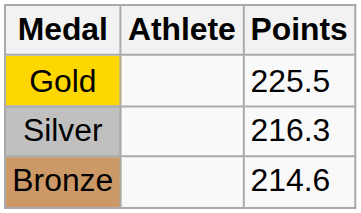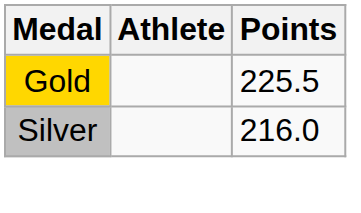(290, 130) 216.3 -> (280, 130) 216.0
- row: (63, 181)
